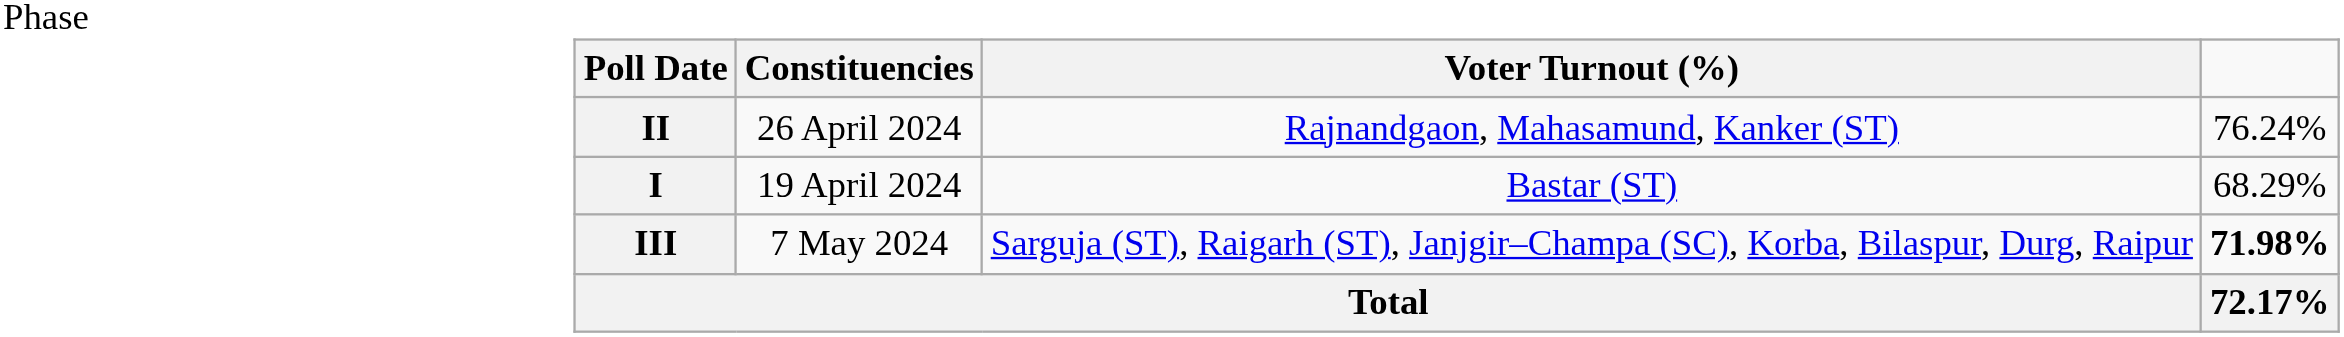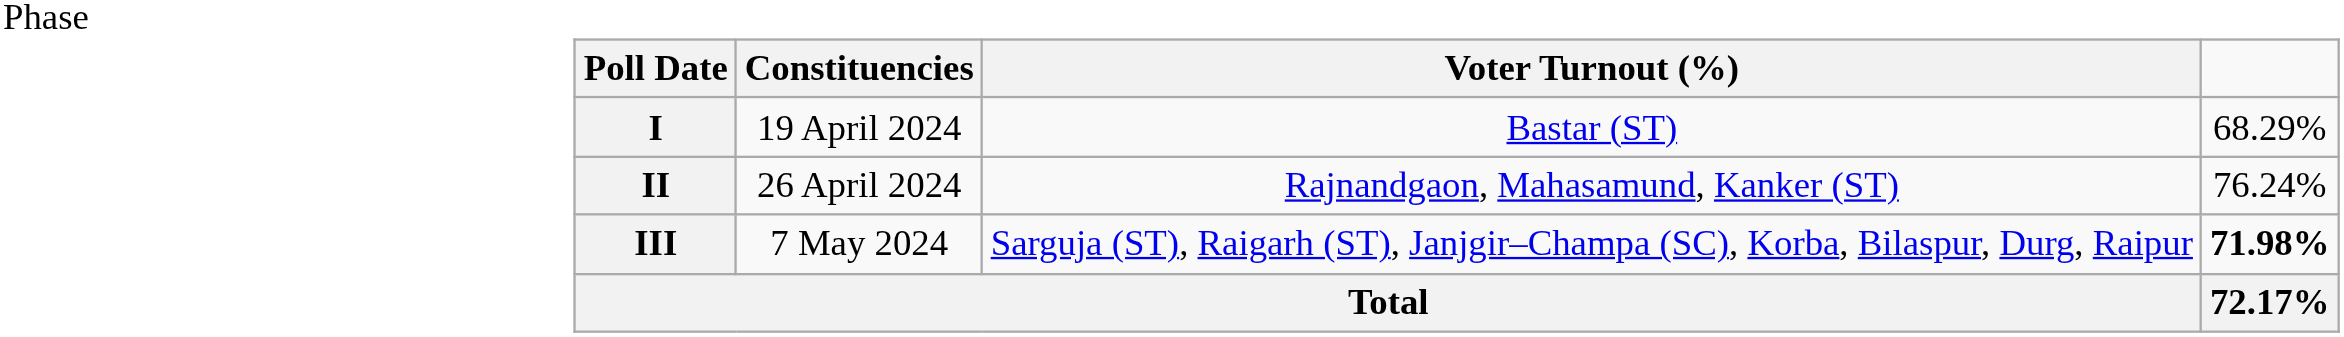rows swapped: (656, 184) <-> (656, 126)
